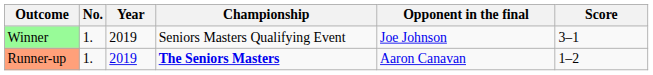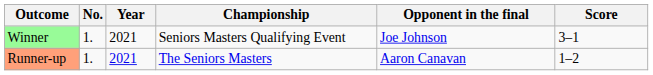(123, 37) 2019 -> (123, 37) 2021
(123, 59) 2019 -> (123, 59) 2021
(219, 59) bold -> (215, 59) normal
